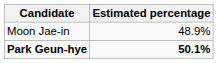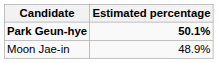rows swapped: (47, 49) <-> (38, 31)
